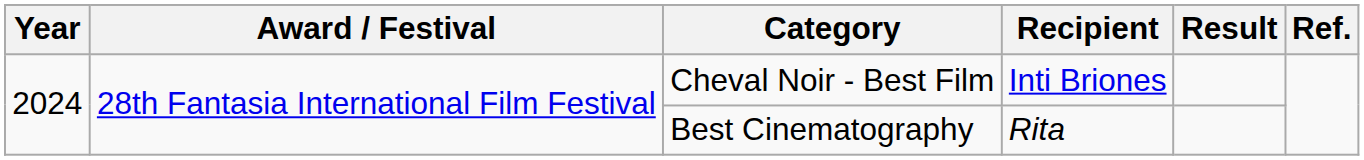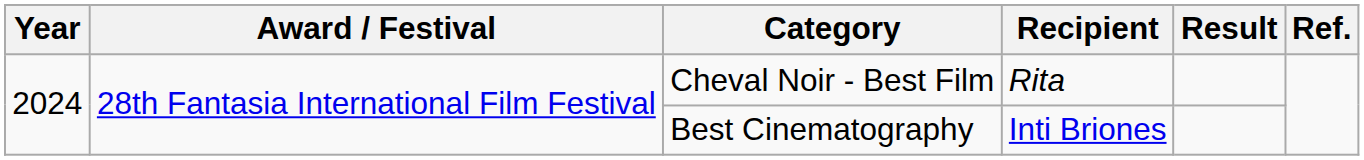(1088, 79) Inti Briones -> (1037, 79) Rita
(1037, 129) Rita -> (1088, 129) Inti Briones
